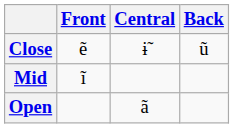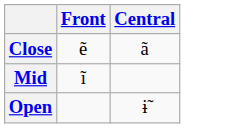- column: (204, 19)
(145, 48) ɨ̃ -> (145, 48) ã
(145, 107) ã -> (145, 107) ɨ̃
